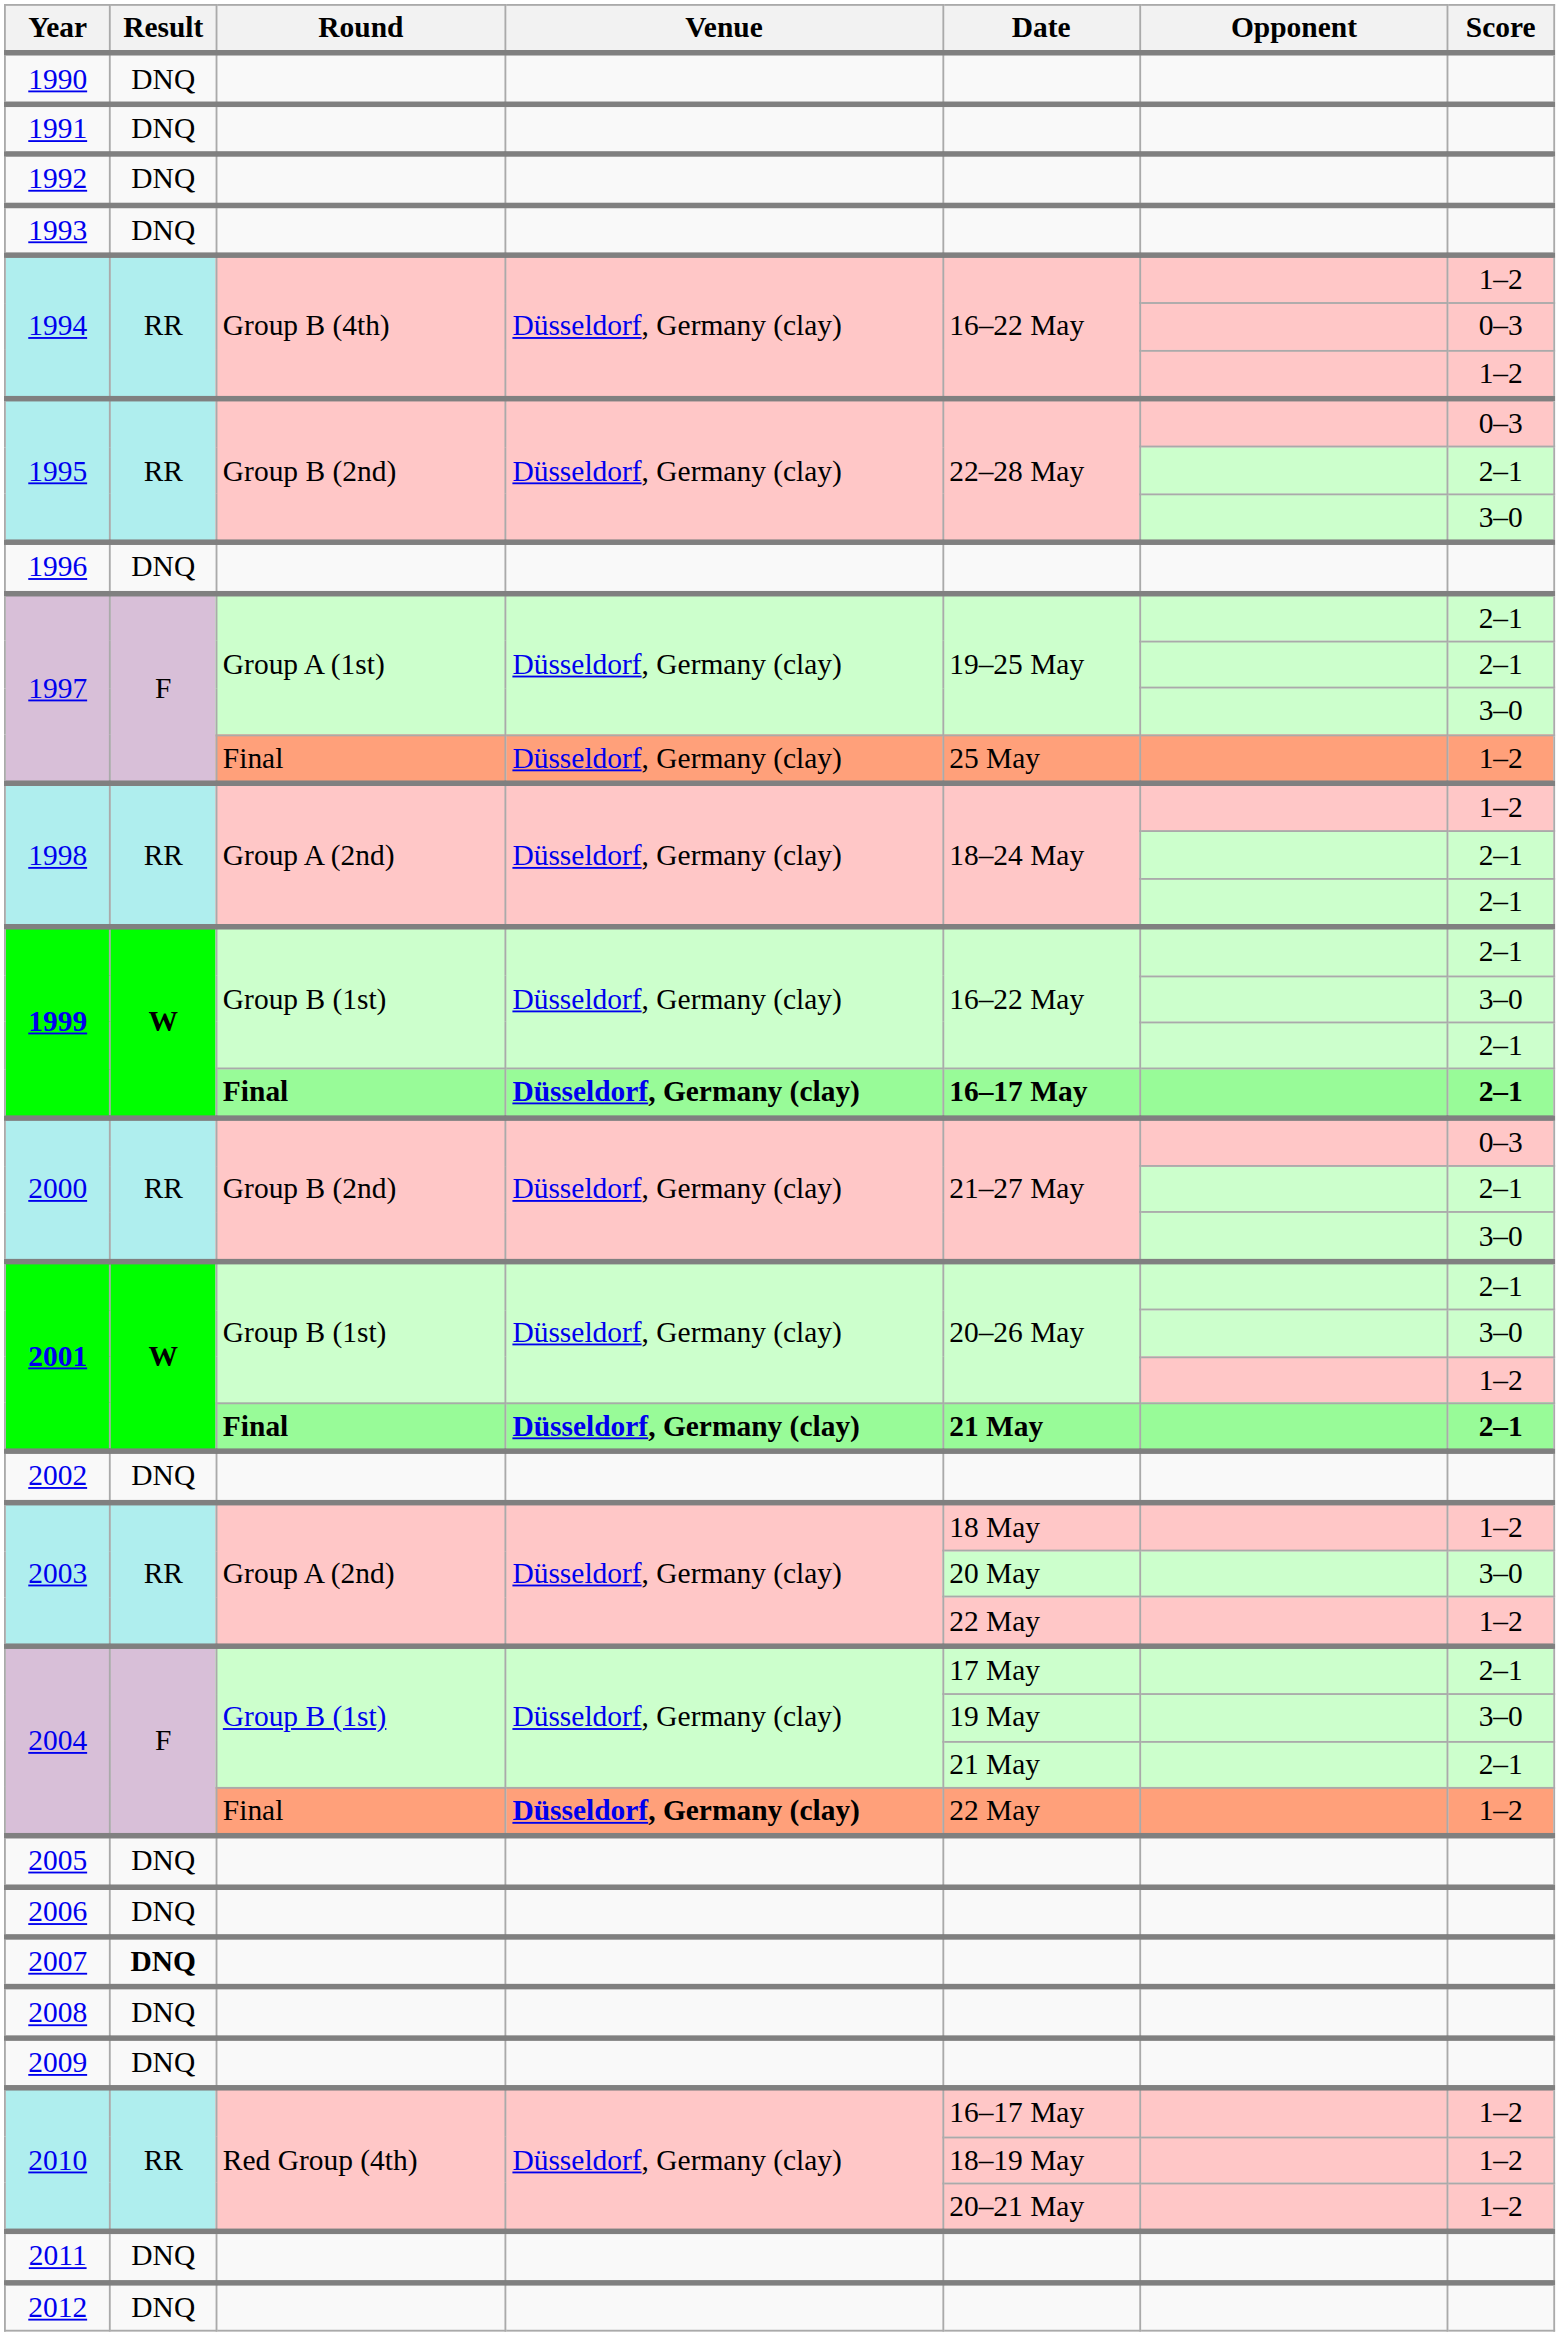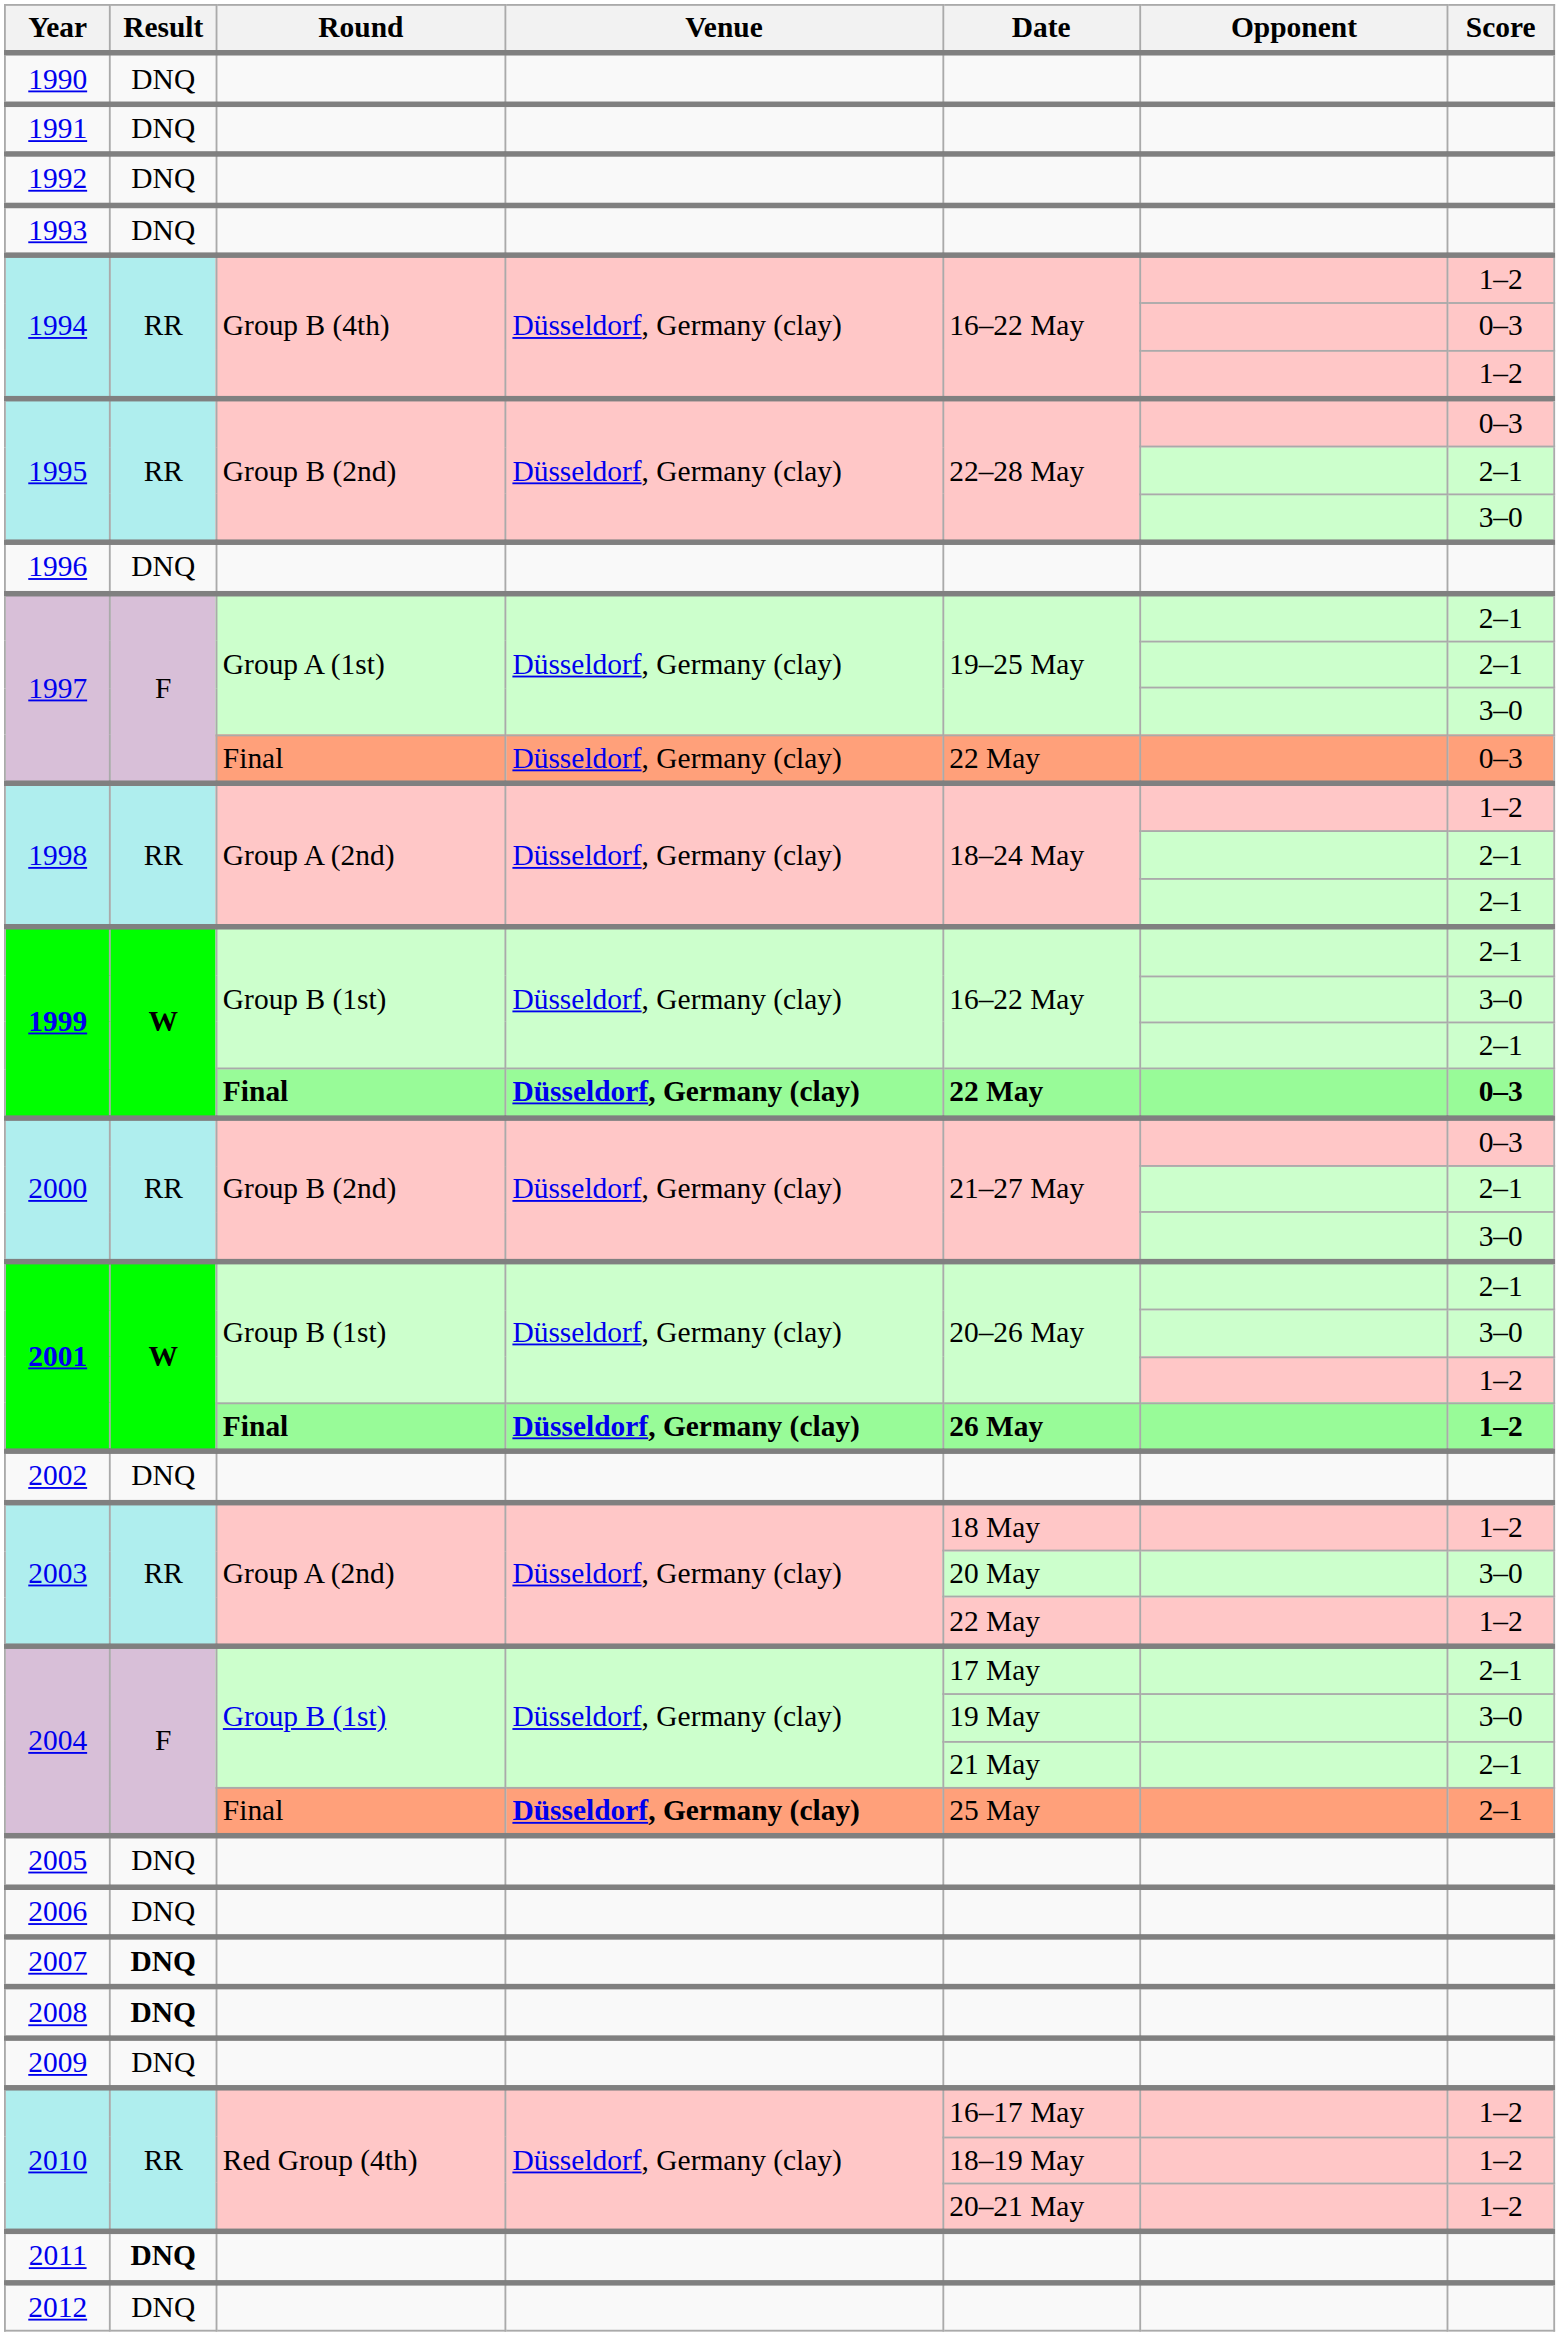(995, 757) 25 May -> (995, 757) 22 May
(1501, 757) 1–2 -> (1501, 757) 0–3
(1018, 1091) 16–17 May -> (996, 1091) 22 May
(1501, 1091) 2–1 -> (1501, 1091) 0–3
(996, 1426) 21 May -> (996, 1426) 26 May
(1501, 1426) 2–1 -> (1501, 1426) 1–2
(995, 1810) 22 May -> (995, 1810) 25 May
(1501, 1810) 1–2 -> (1501, 1810) 2–1
(163, 2012) normal -> (163, 2012) bold
(163, 2256) normal -> (163, 2256) bold
